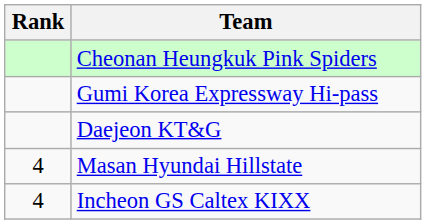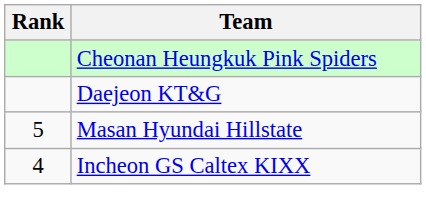- row: (227, 93)
(38, 165) 4 -> (38, 129) 5
